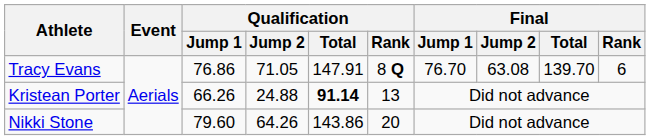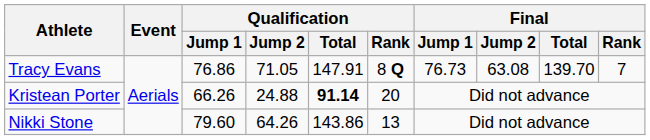(445, 69) 76.70 -> (445, 69) 76.73
(622, 69) 6 -> (622, 69) 7
(391, 96) 13 -> (391, 96) 20
(391, 122) 20 -> (391, 122) 13
